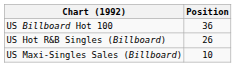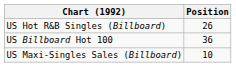rows swapped: (60, 26) <-> (86, 40)
